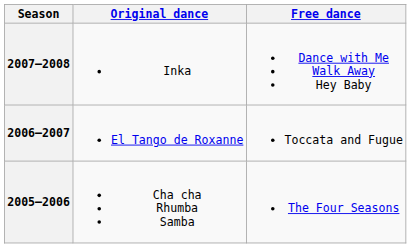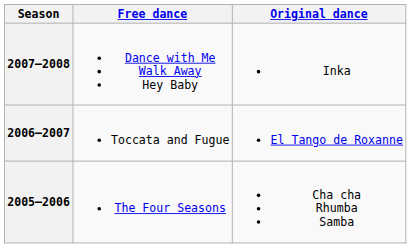columns swapped: (159, 14) <-> (326, 14)
